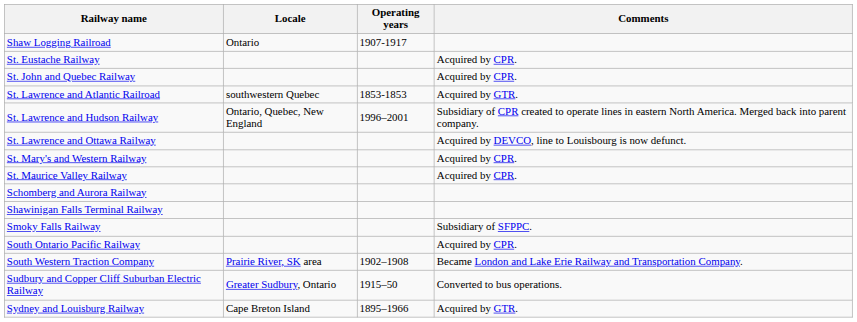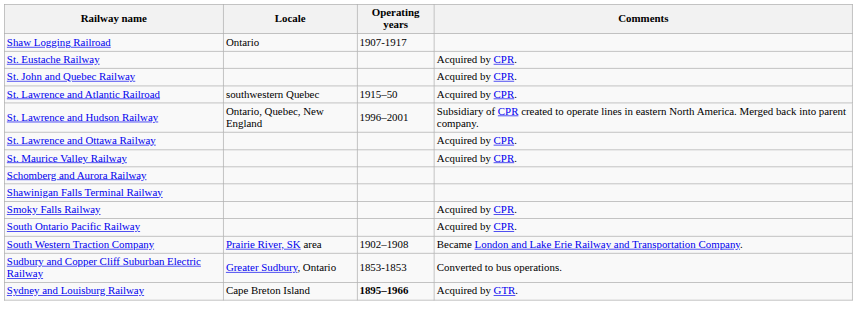(383, 94) 1853-1853 -> (378, 94) 1915–50
(477, 94) Acquired by GTR. -> (477, 94) Acquired by CPR.
(562, 141) Acquired by DEVCO, line to Louisbourg is now defunct. -> (477, 141) Acquired by CPR.
- row: (77, 158)
(484, 227) Subsidiary of SFPPC. -> (477, 210) Acquired by CPR.
(378, 285) 1915–50 -> (383, 268) 1853-1853
(384, 308) normal -> (384, 291) bold
